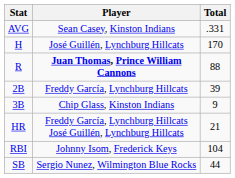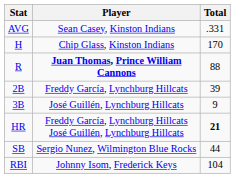(116, 45) José Guillén, Lynchburg Hillcats -> (116, 45) Chip Glass, Kinston Indians
(116, 105) Chip Glass, Kinston Indians -> (116, 105) José Guillén, Lynchburg Hillcats
(215, 127) normal -> (215, 127) bold
rows swapped: (18, 149) <-> (18, 165)
